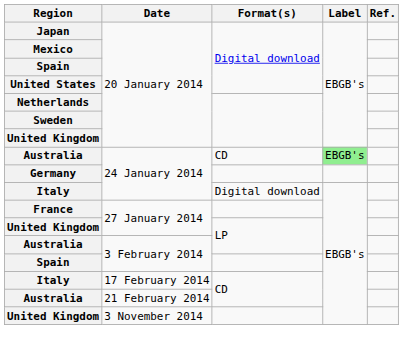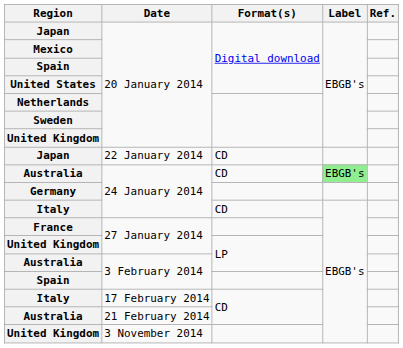+ row: (53, 156)
(267, 191) Digital download -> (221, 209) CD
